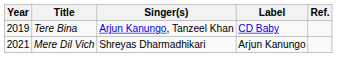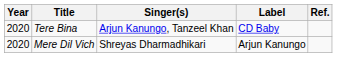(18, 29) 2019 -> (18, 29) 2020
(18, 45) 2021 -> (18, 45) 2020
